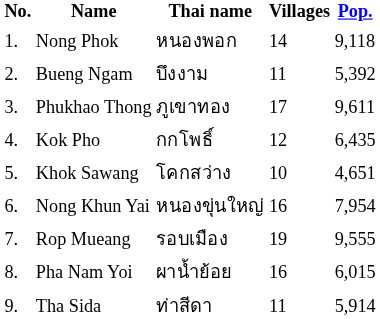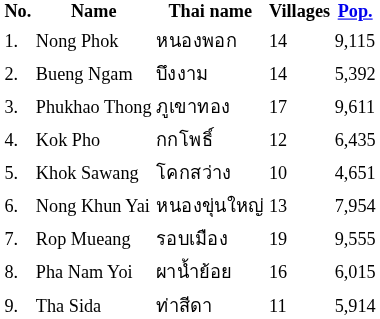(355, 40) 9,118 -> (355, 40) 9,115
(278, 73) 11 -> (278, 73) 14
(278, 205) 16 -> (278, 205) 13
